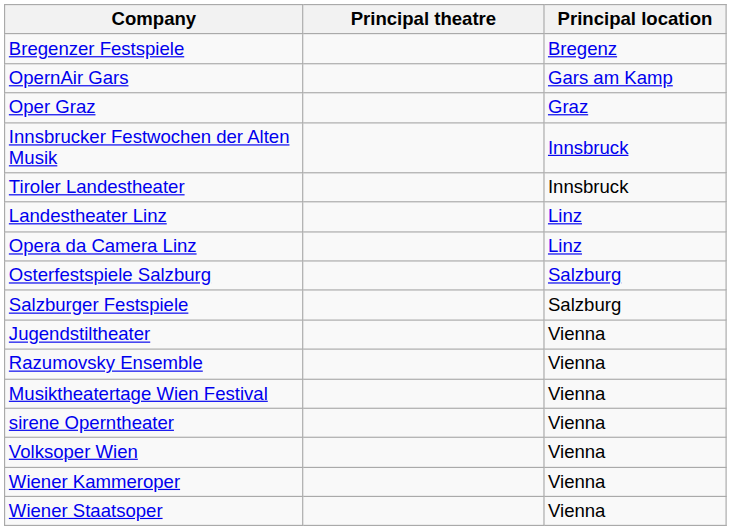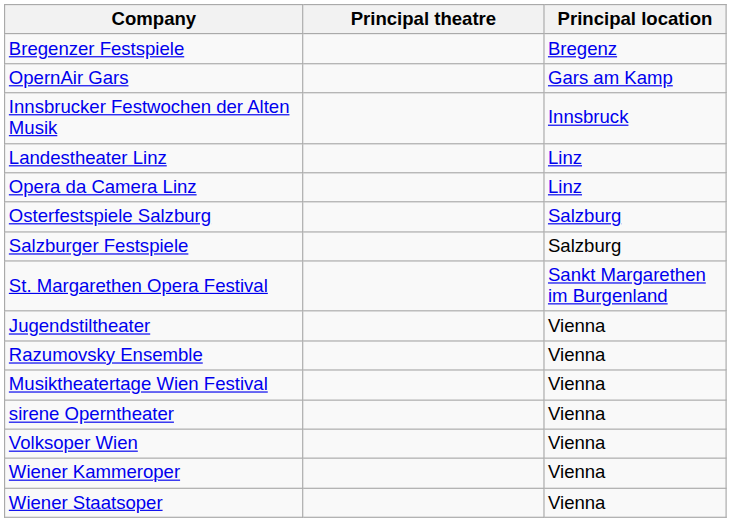- row: (52, 107)
- row: (97, 187)
+ row: (138, 286)
